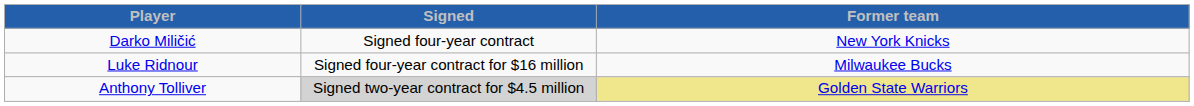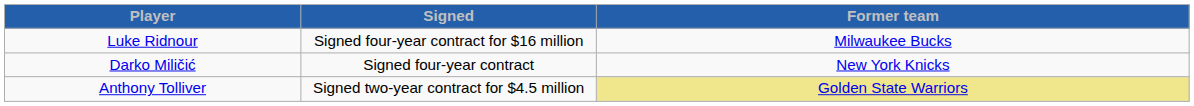rows swapped: (153, 40) <-> (153, 64)
(449, 88) lightgrey background -> (449, 88) no background
